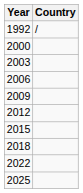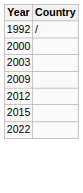- row: (19, 79)
- row: (19, 146)
- row: (19, 180)
